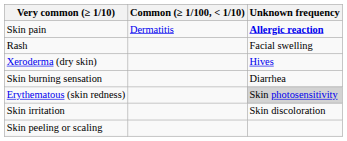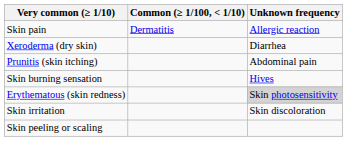(287, 29) bold -> (284, 29) normal
- row: (17, 45)
(262, 62) Hives -> (268, 45) Diarrhea
+ row: (52, 62)
(268, 78) Diarrhea -> (262, 78) Hives
